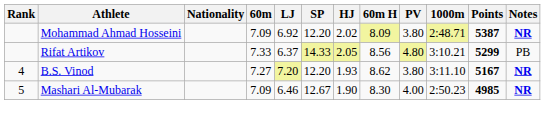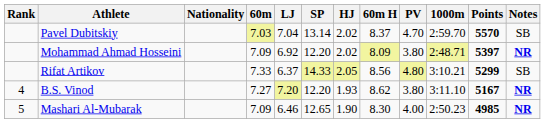+ row: (79, 33)
(487, 33) 5387 -> (487, 52) 5397
(523, 52) PB -> (523, 71) SB
(317, 90) 12.67 -> (317, 109) 12.65
